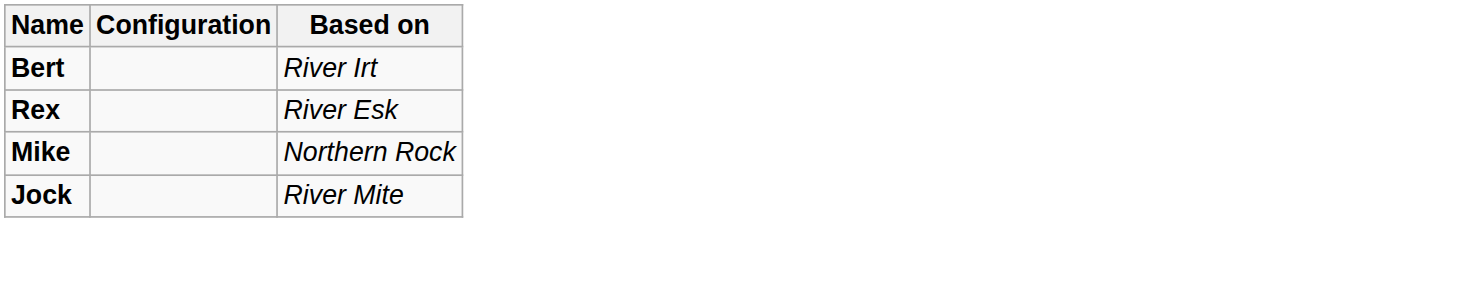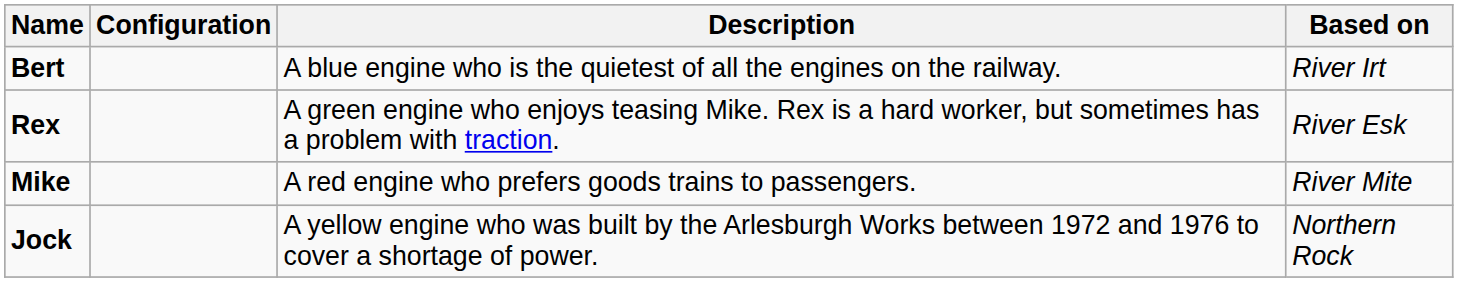+ column: (782, 25)
(370, 152) Northern Rock -> (1352, 182) River Mite
(344, 195) River Mite -> (1344, 240) Northern Rock
